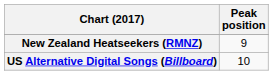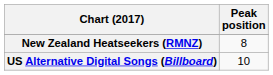(244, 43) 9 -> (244, 43) 8
